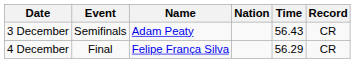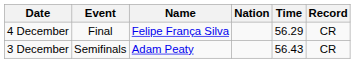rows swapped: (38, 31) <-> (38, 49)
